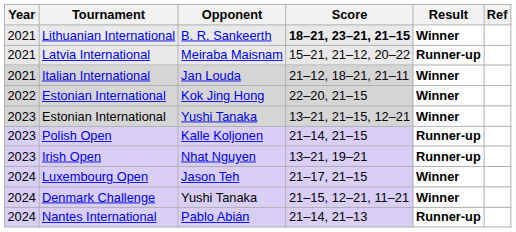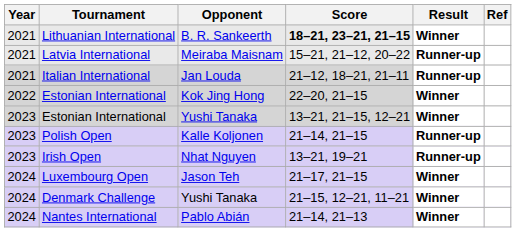(438, 76) Winner -> (448, 76) Runner-up
(448, 217) Runner-up -> (438, 217) Winner
